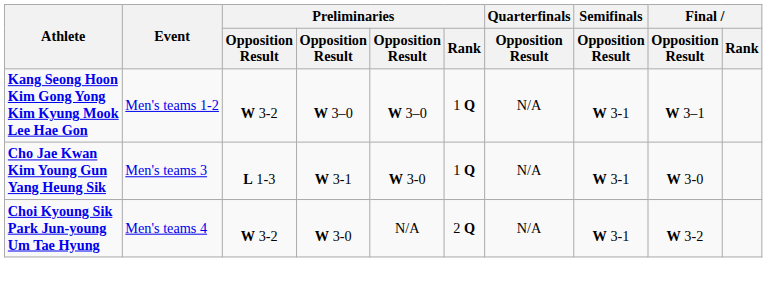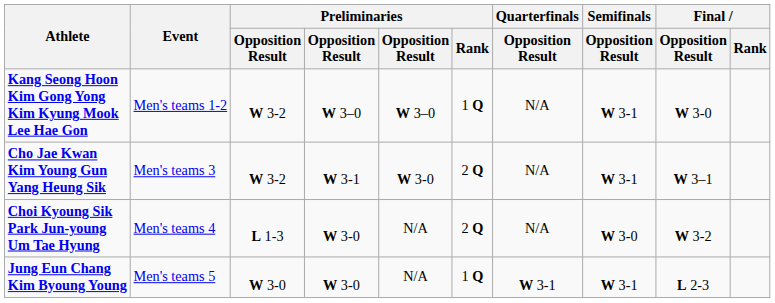(685, 114) W 3–1 -> (693, 114) W 3-0
(259, 179) L 1-3 -> (267, 179) W 3-2
(464, 171) 1 Q -> (472, 171) 2 Q
(685, 179) W 3-0 -> (693, 179) W 3–1
(259, 236) W 3-2 -> (267, 236) L 1-3
(611, 236) W 3-1 -> (619, 236) W 3-0
+ row: (67, 277)
